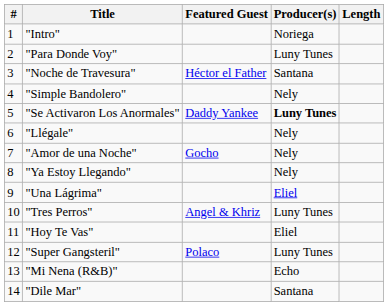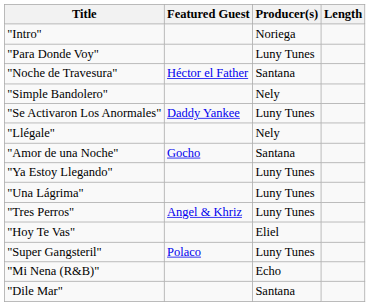- column: (14, 14)
(305, 113) bold -> (285, 113) normal
(286, 152) Nely -> (275, 152) Santana
(286, 172) Nely -> (285, 172) Luny Tunes
(285, 192) Eliel -> (285, 192) Luny Tunes
